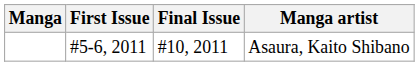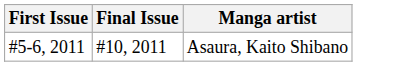- column: (35, 18)
